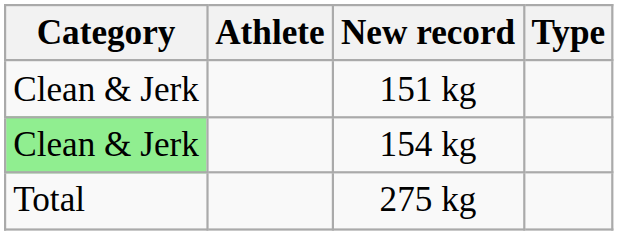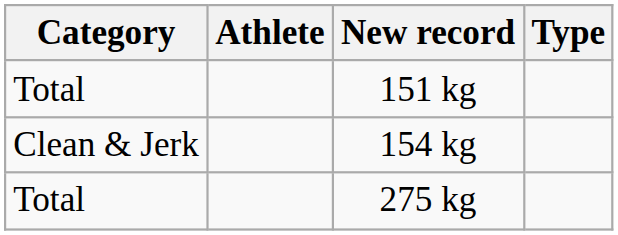(106, 88) Clean & Jerk -> (49, 88) Total
(106, 144) lightgreen background -> (106, 144) no background
